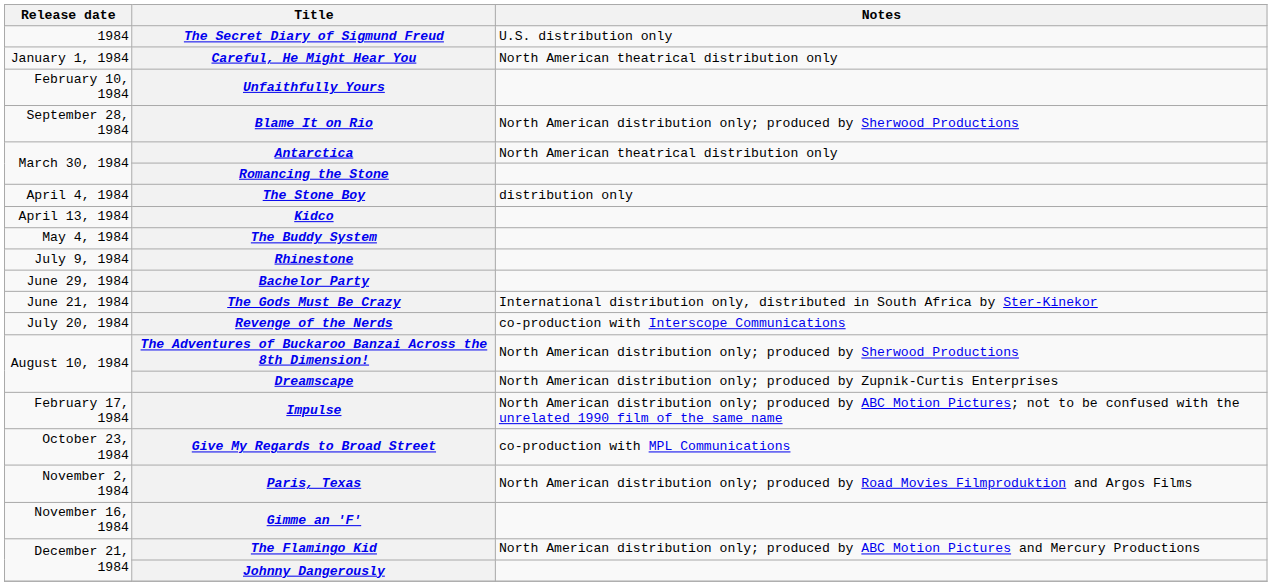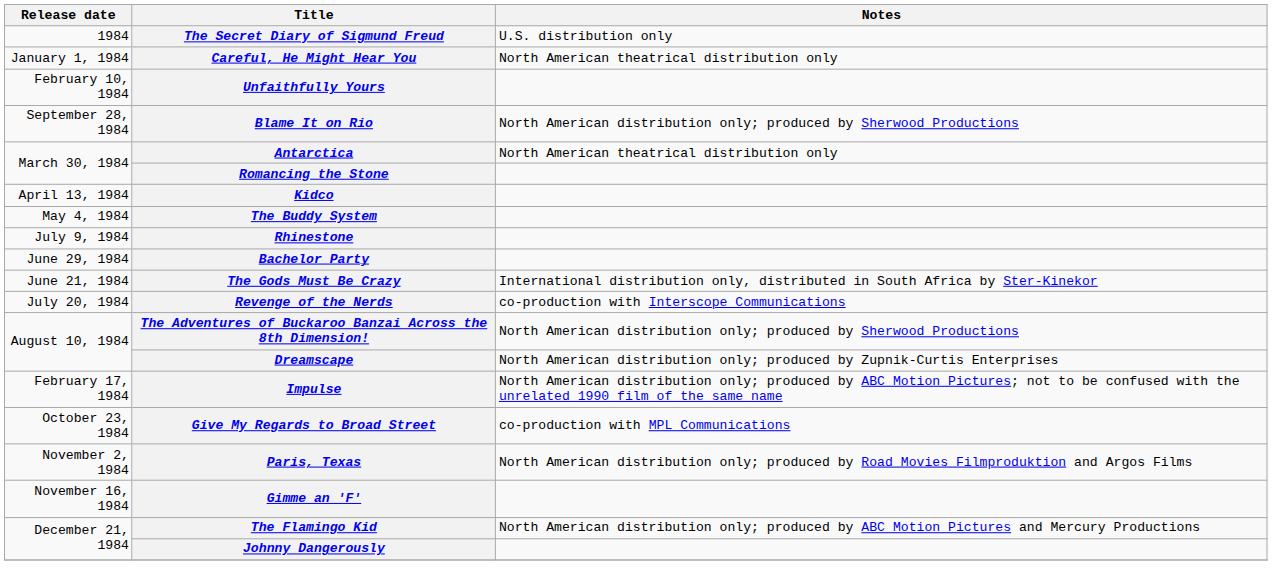- row: (314, 195)
